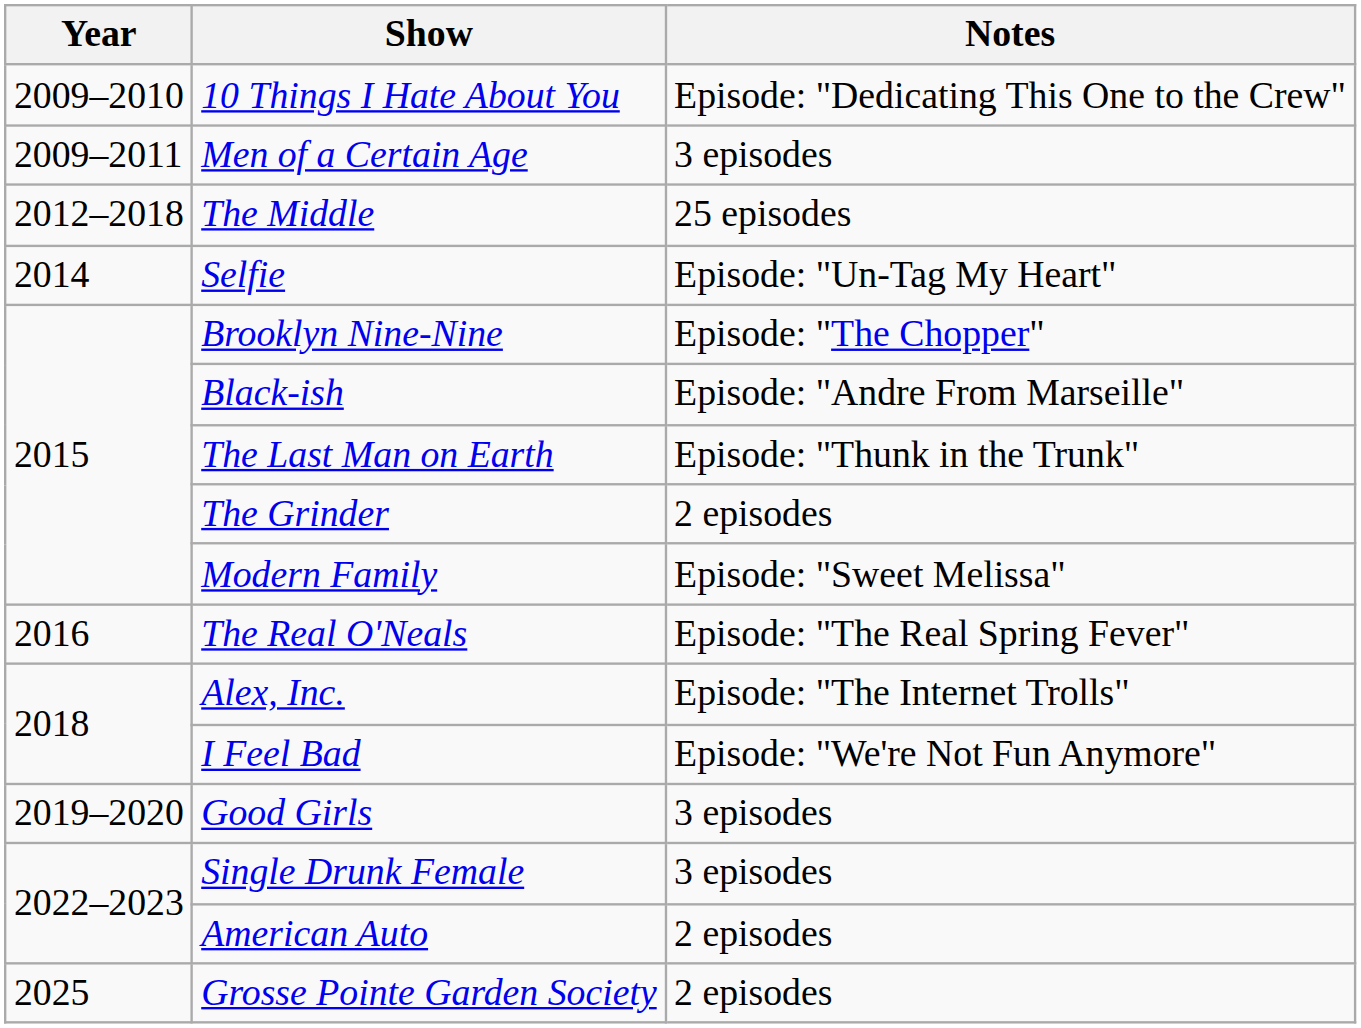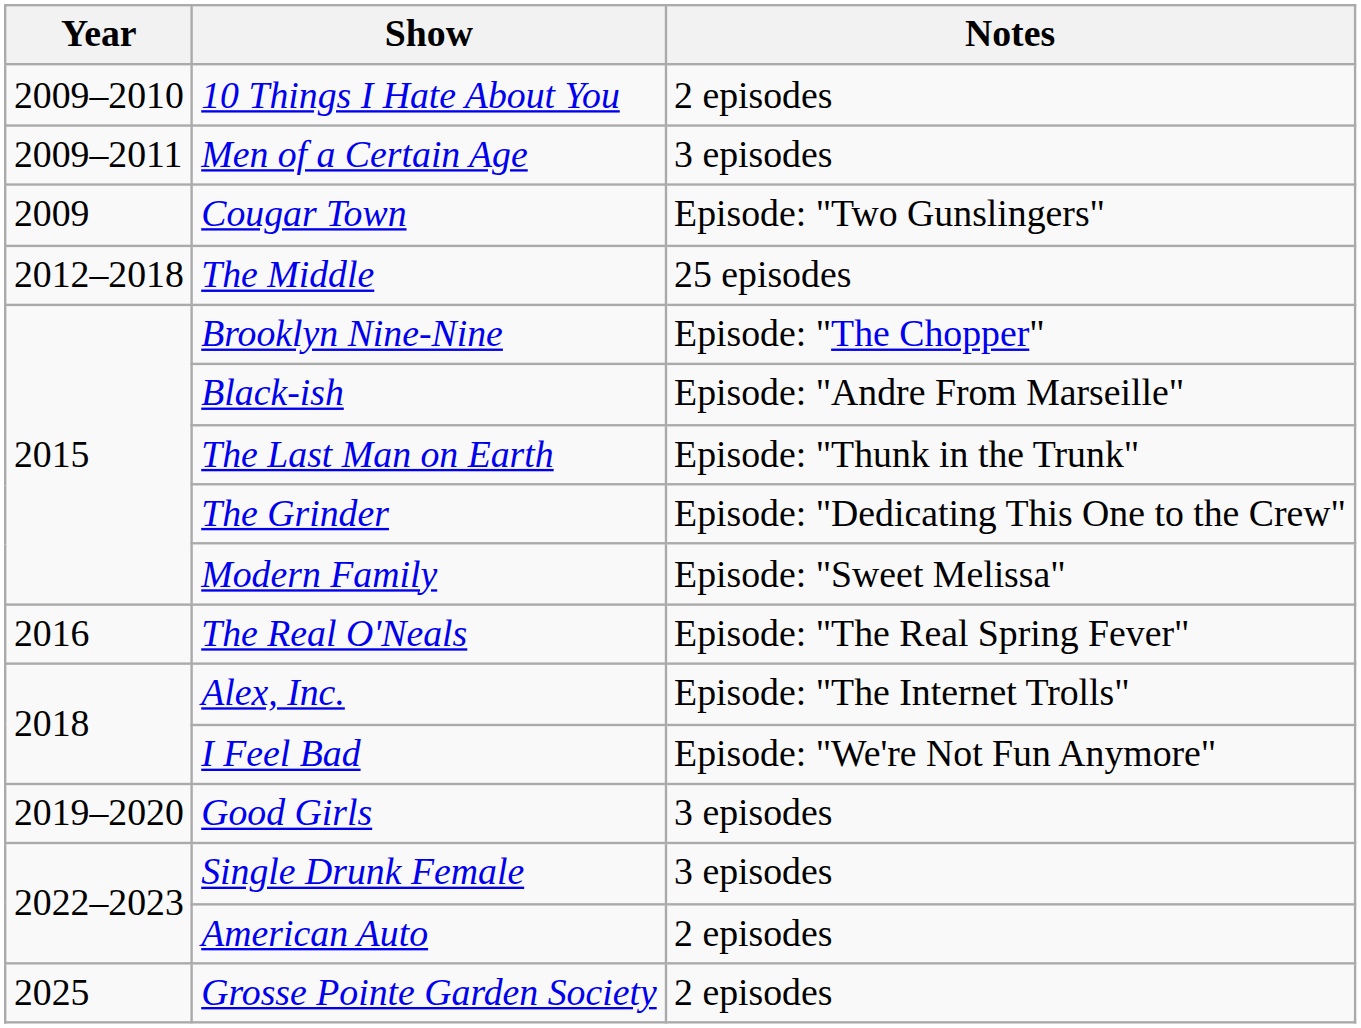(1010, 94) Episode: "Dedicating This One to the Crew" -> (753, 94) 2 episodes
+ row: (304, 214)
- row: (243, 273)
(753, 513) 2 episodes -> (1010, 513) Episode: "Dedicating This One to the Crew"
